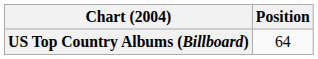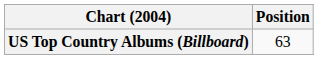(283, 41) 64 -> (283, 41) 63
